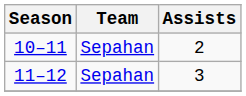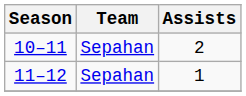(199, 76) 3 -> (199, 76) 1
